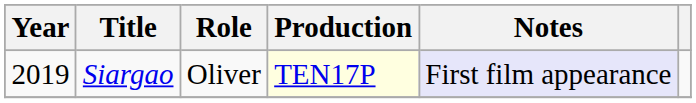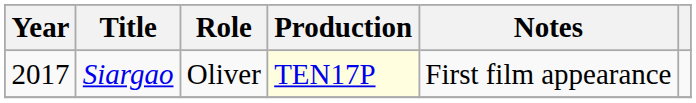(41, 73) 2019 -> (41, 73) 2017
(548, 73) lavender background -> (548, 73) no background
